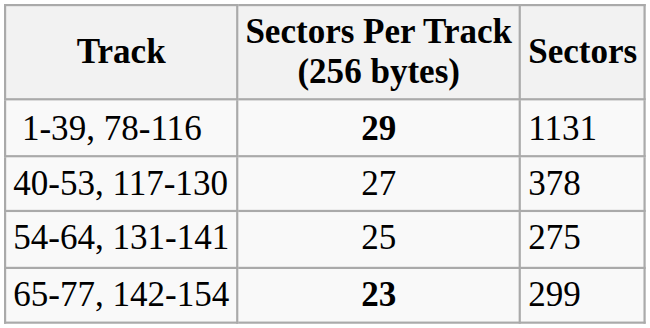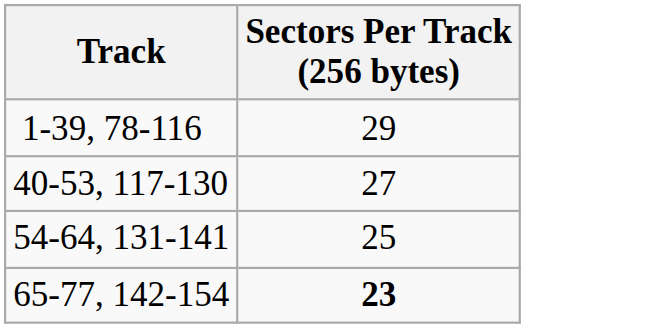- column: (583, 51)
(379, 127) bold -> (379, 127) normal
